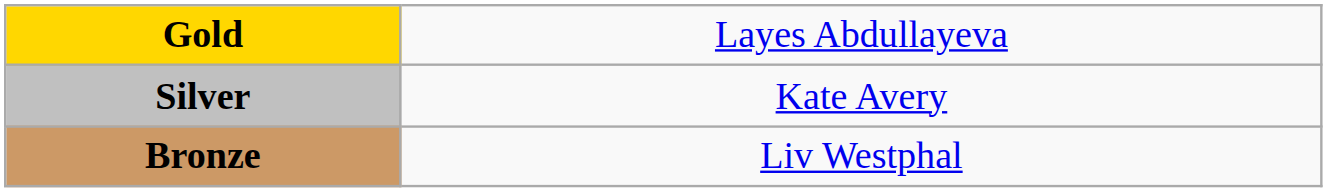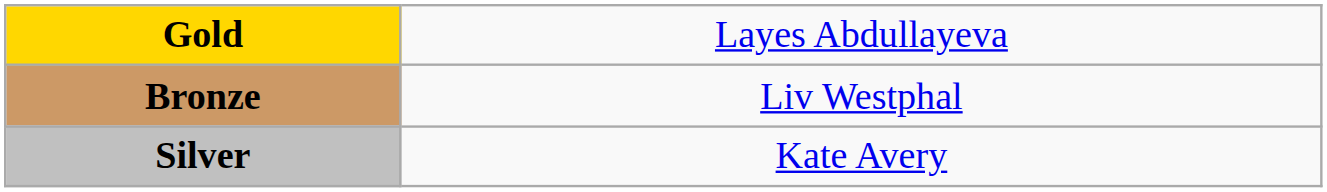rows swapped: (203, 95) <-> (203, 155)
